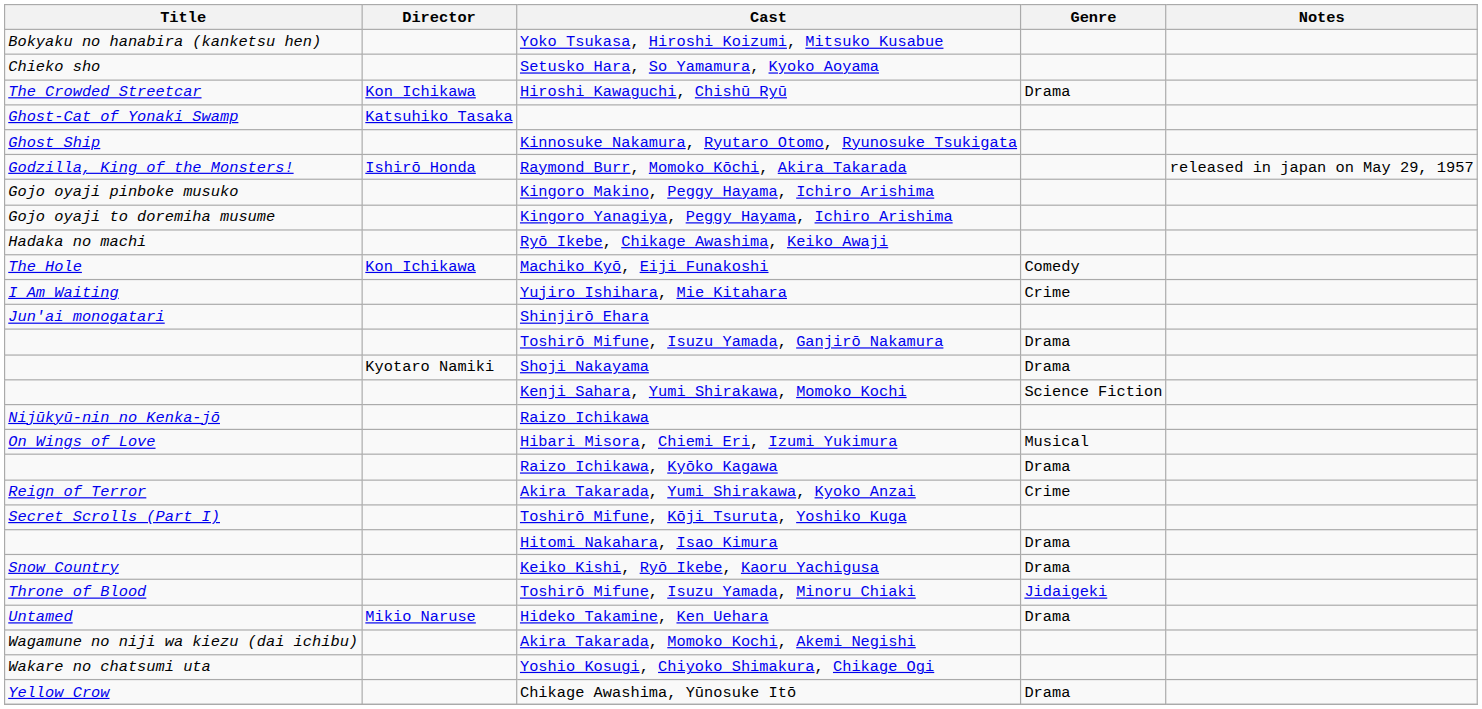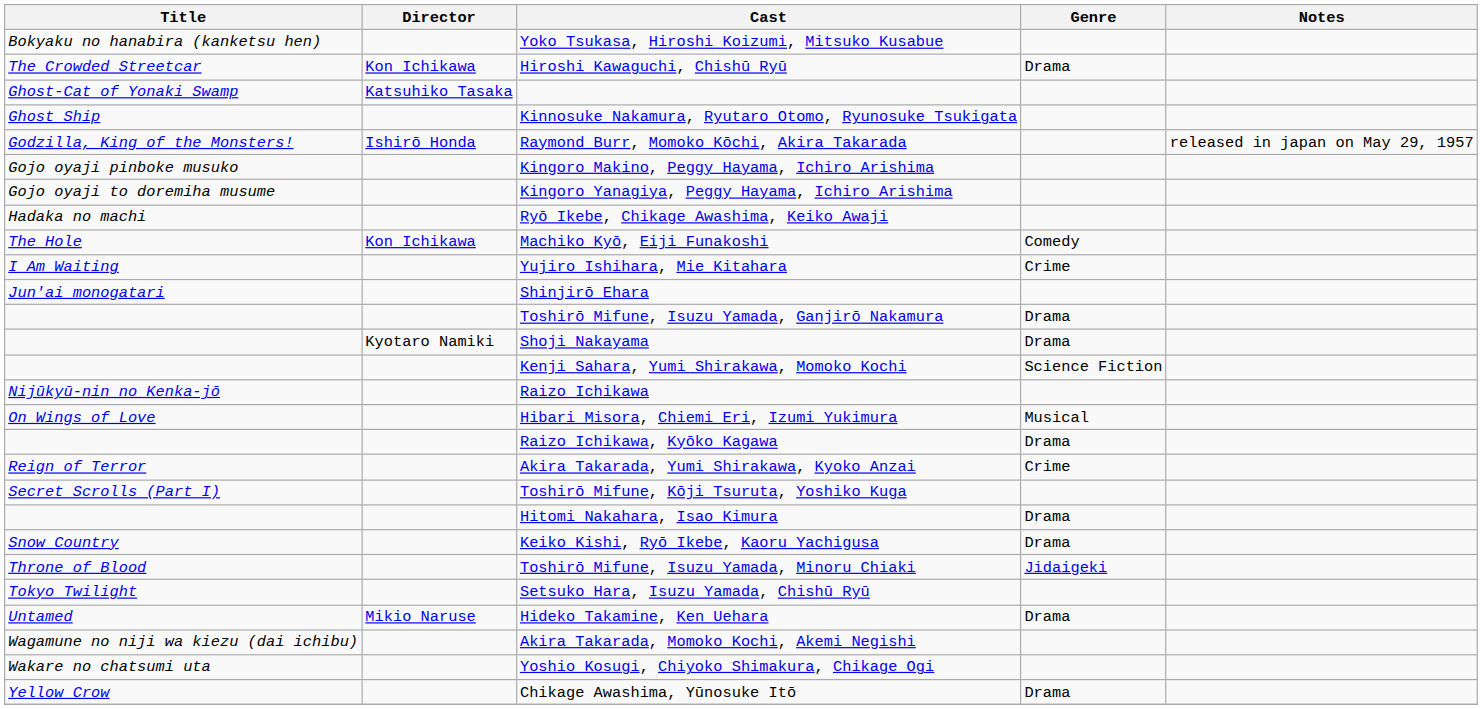- row: (54, 67)
+ row: (73, 592)
